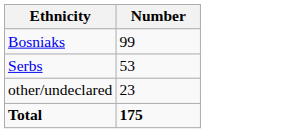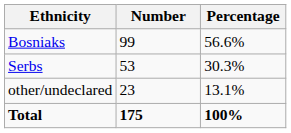+ column: (243, 16)
